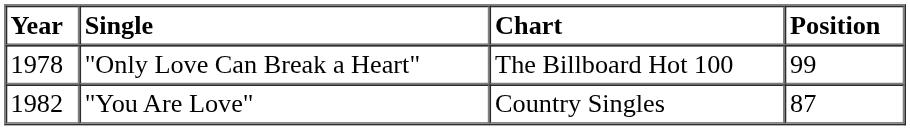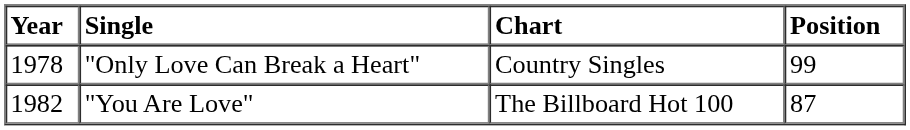(614, 64) The Billboard Hot 100 -> (580, 64) Country Singles
(580, 103) Country Singles -> (614, 103) The Billboard Hot 100
